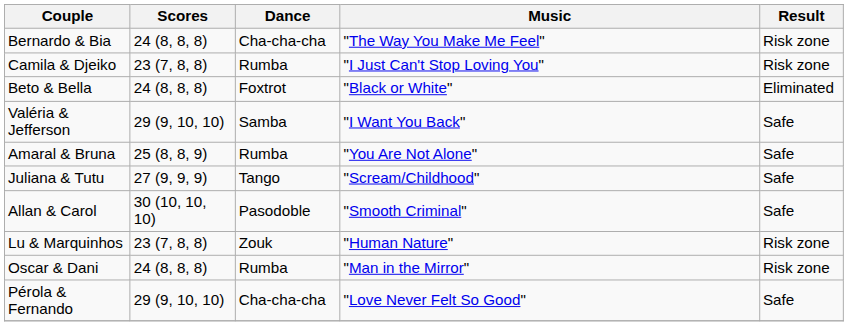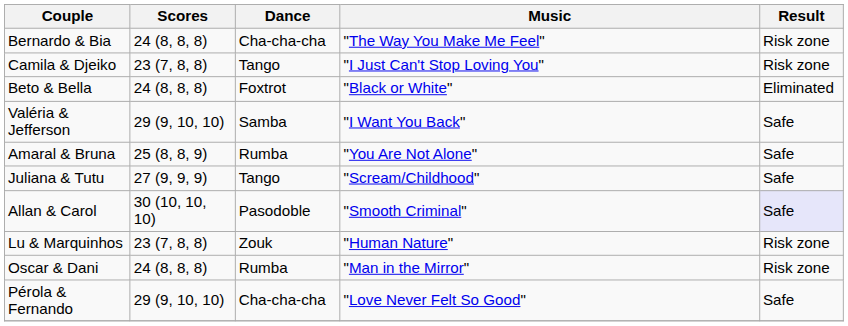(263, 64) Rumba -> (259, 64) Tango
(779, 210) no background -> (779, 210) lavender background
